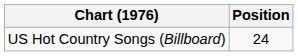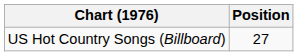(261, 39) 24 -> (261, 39) 27
